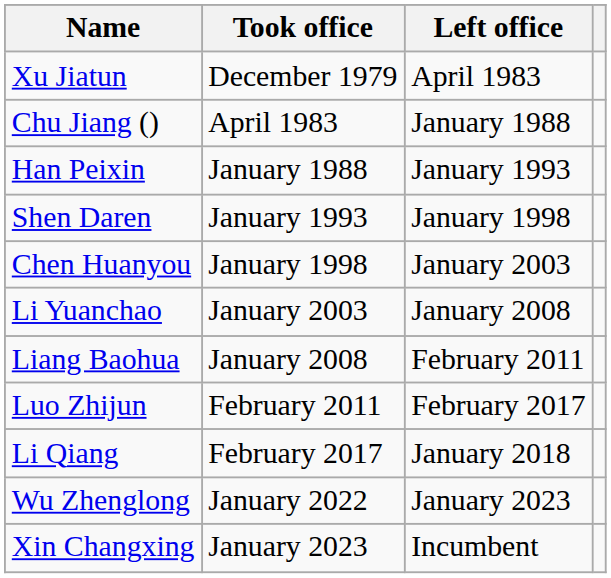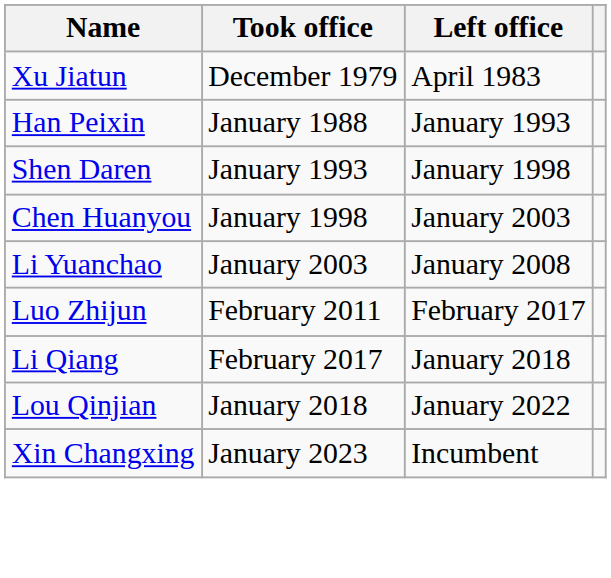- row: (85, 122)
- row: (96, 358)
+ row: (84, 405)
- row: (101, 500)
